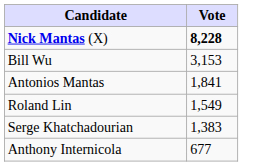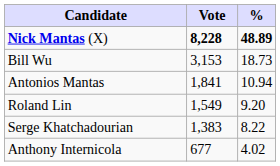+ column: (257, 15)
